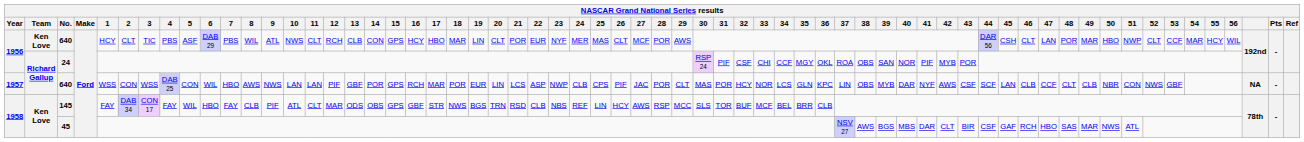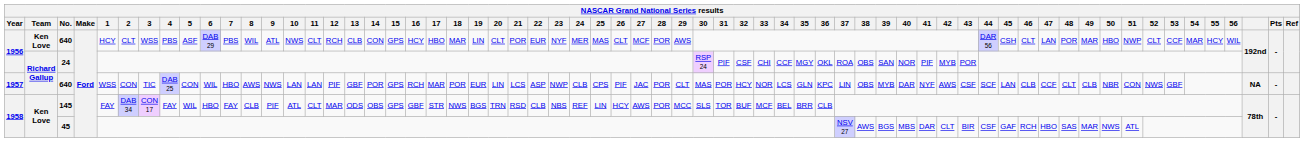(149, 40) TIC -> (149, 40) WSS
(149, 84) WSS -> (149, 84) TIC
(662, 105) RSP -> (662, 105) POR
